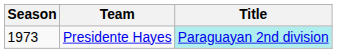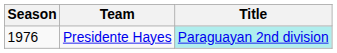(23, 37) 1973 -> (23, 37) 1976
